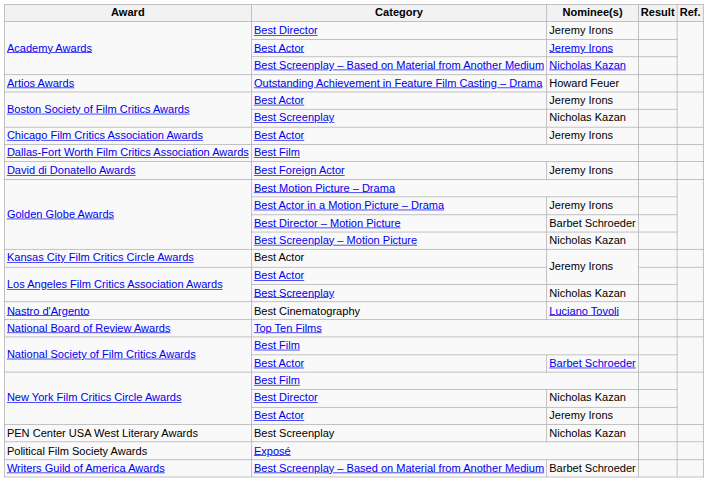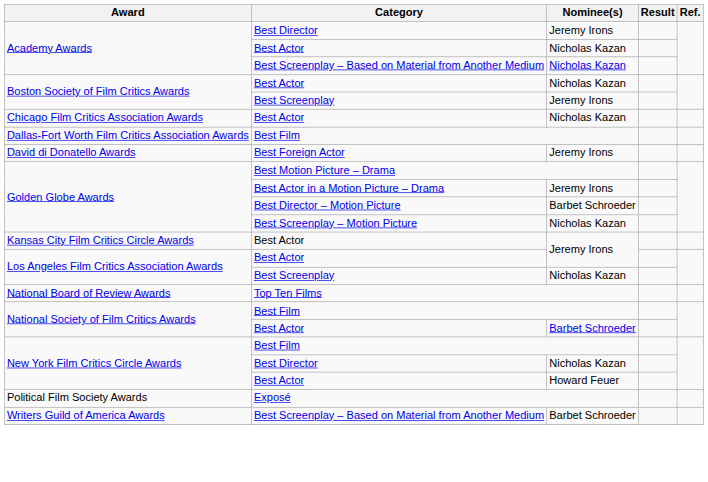(581, 48) Jeremy Irons -> (588, 48) Nicholas Kazan
- row: (41, 83)
(581, 100) Jeremy Irons -> (588, 83) Nicholas Kazan
(588, 118) Nicholas Kazan -> (581, 100) Jeremy Irons
(581, 135) Jeremy Irons -> (588, 118) Nicholas Kazan
- row: (48, 310)
(581, 415) Jeremy Irons -> (584, 380) Howard Feuer
- row: (102, 433)
